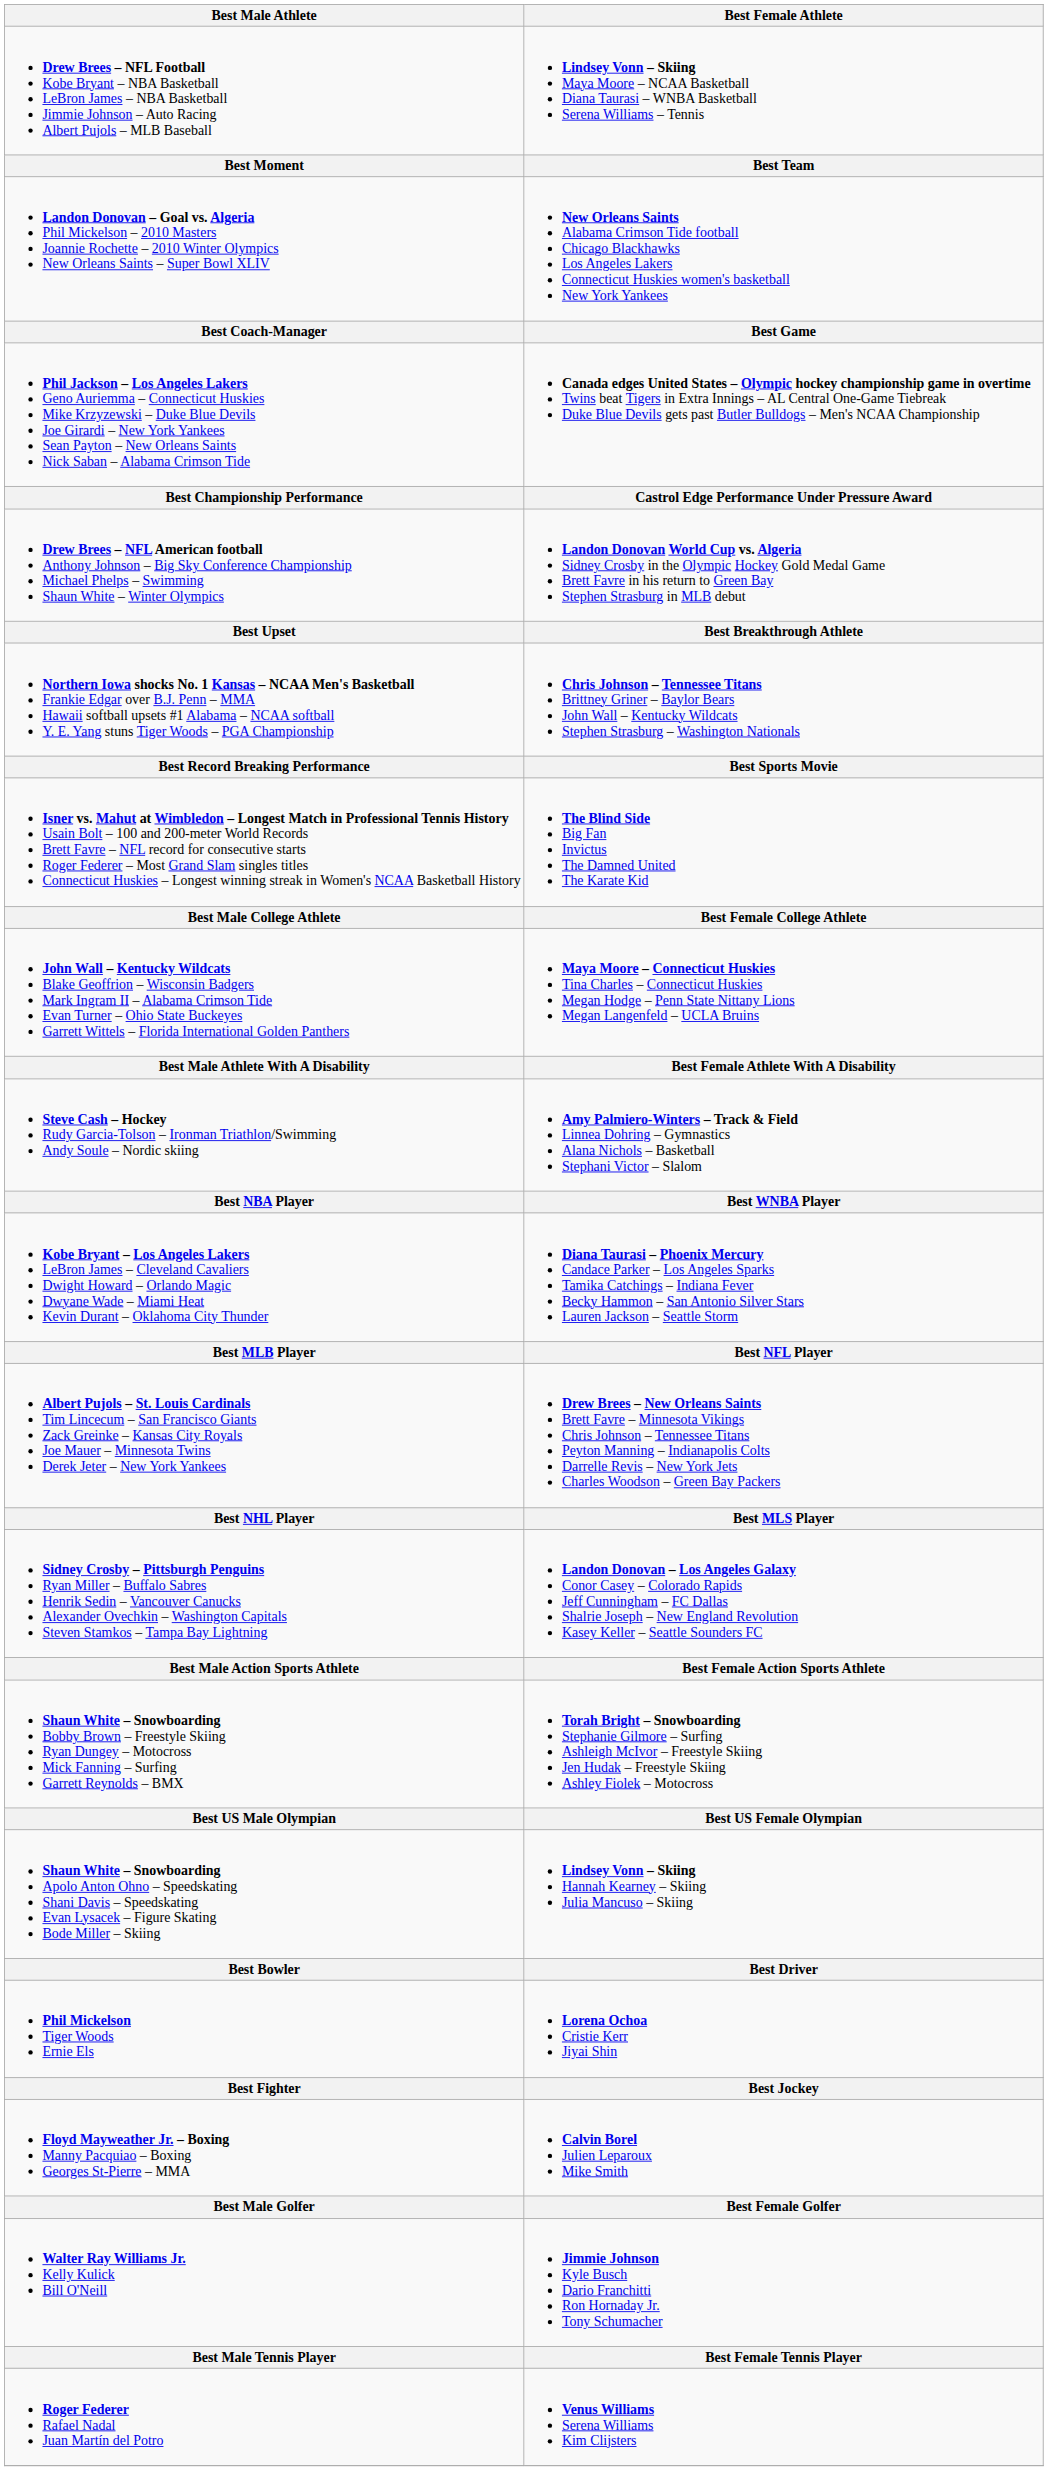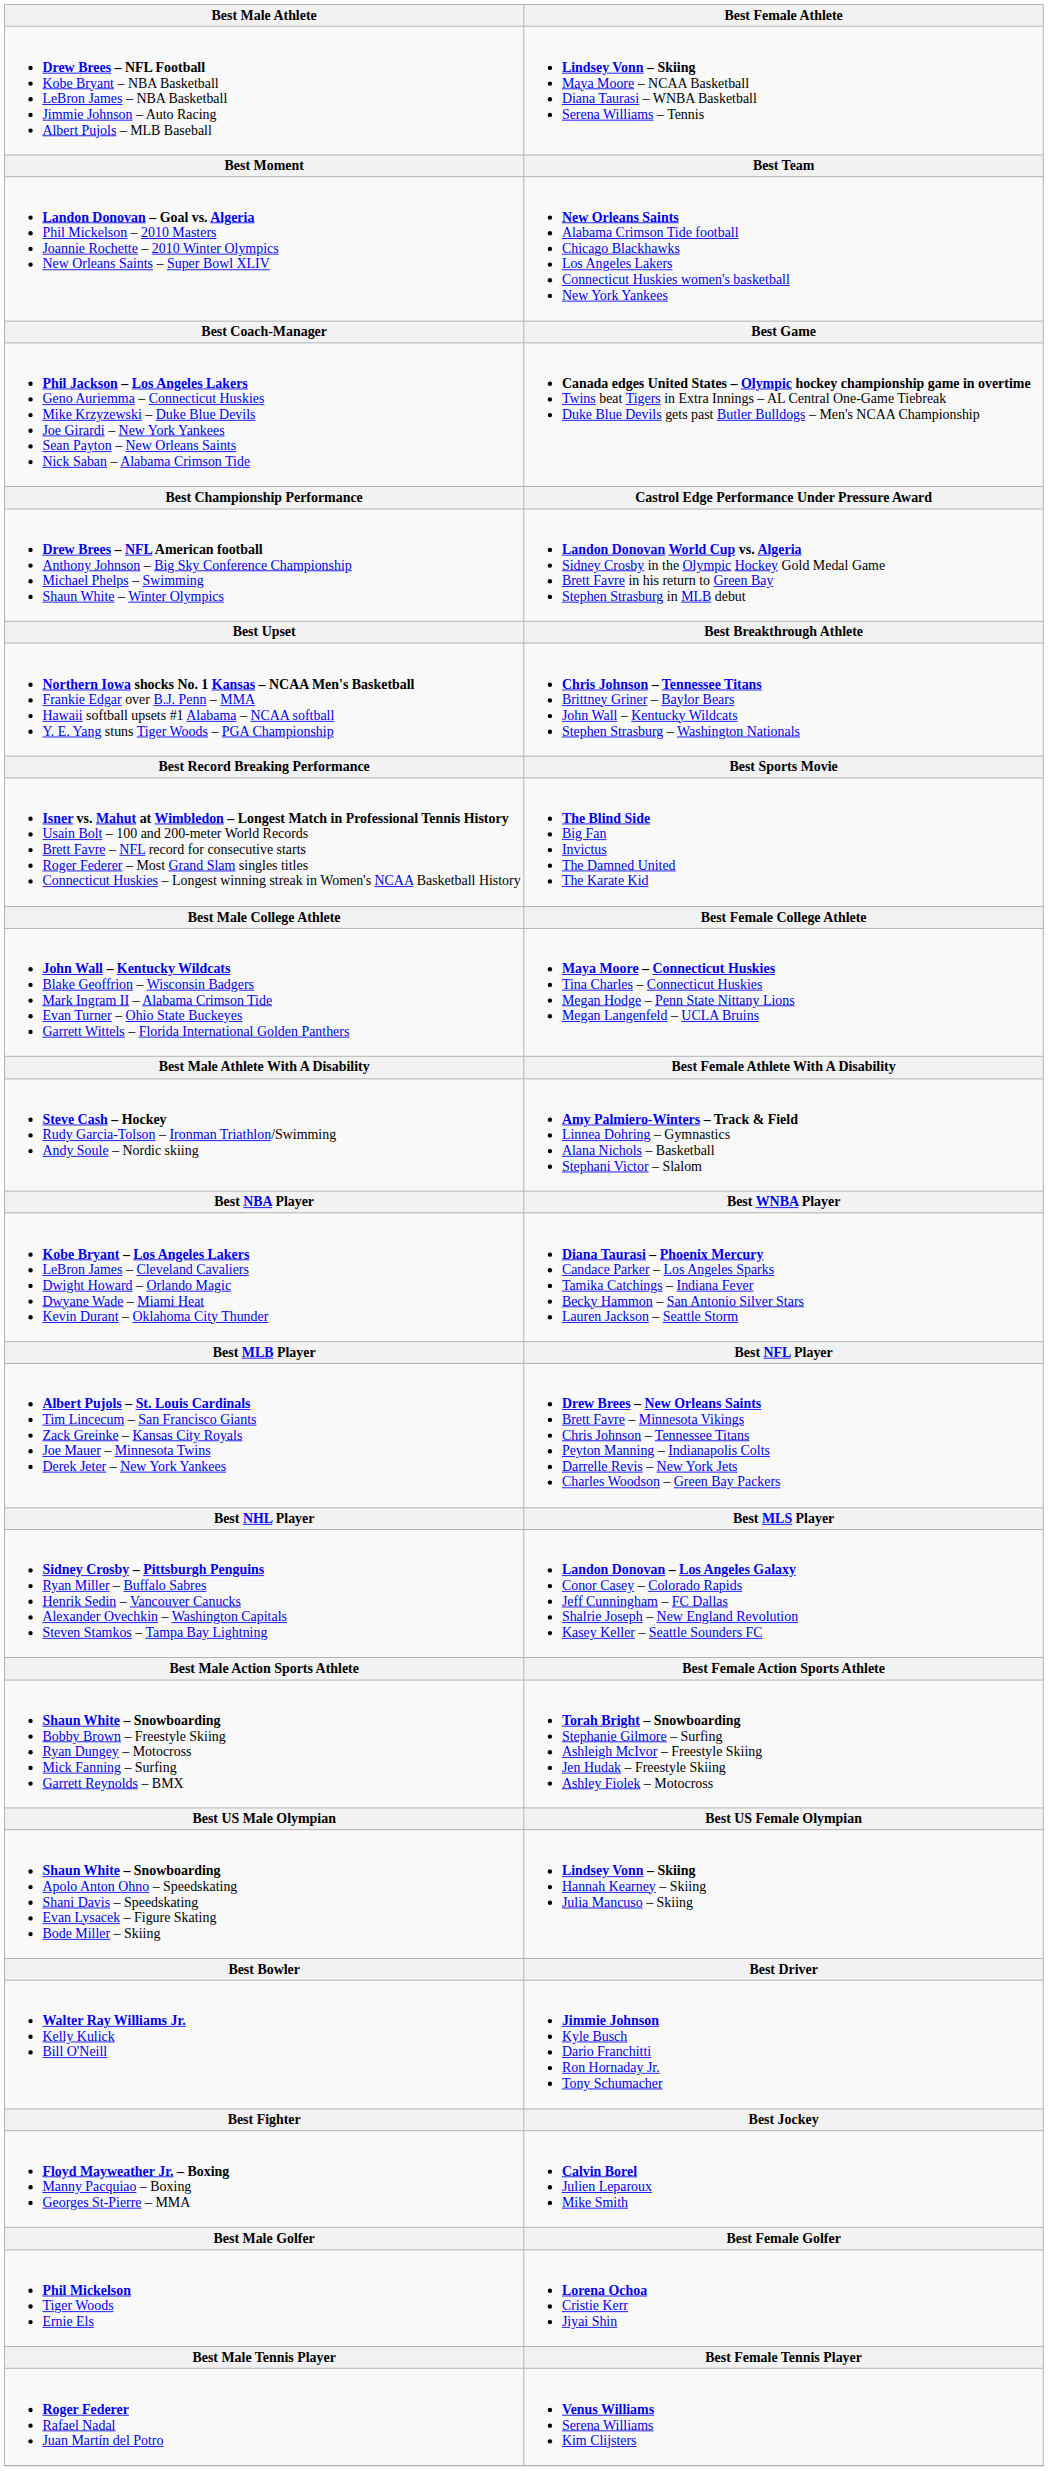rows swapped: (264, 2275) <-> (264, 2037)
